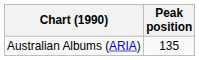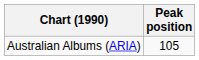(169, 45) 135 -> (169, 45) 105
